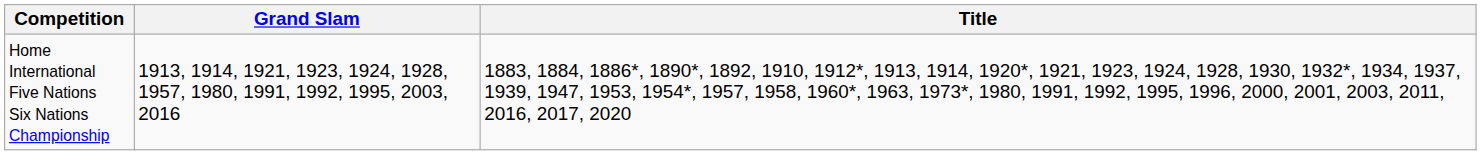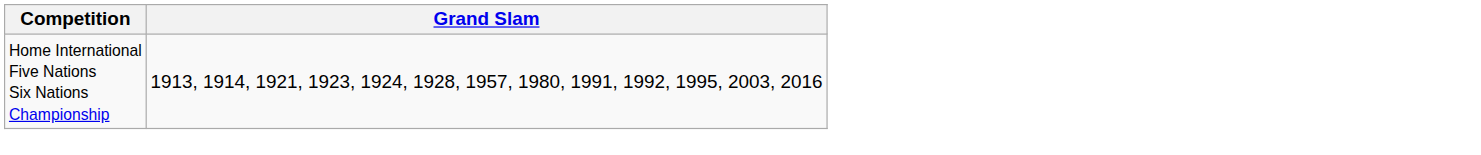- column: (978, 19)
